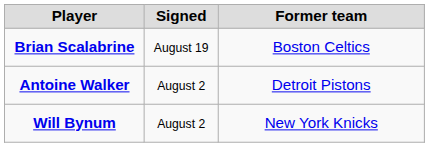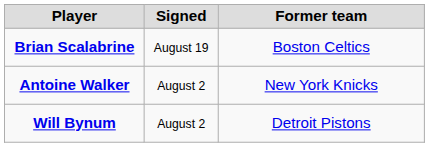(321, 85) Detroit Pistons -> (321, 85) New York Knicks
(321, 123) New York Knicks -> (321, 123) Detroit Pistons
